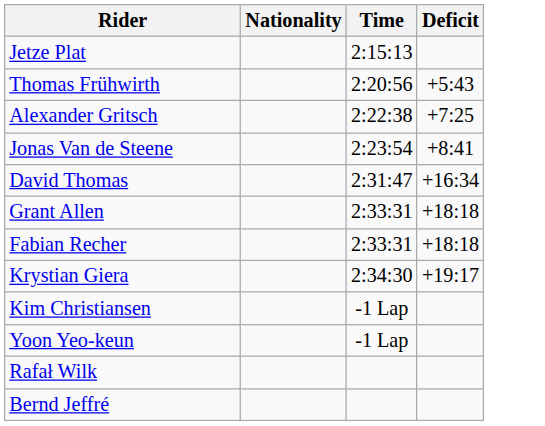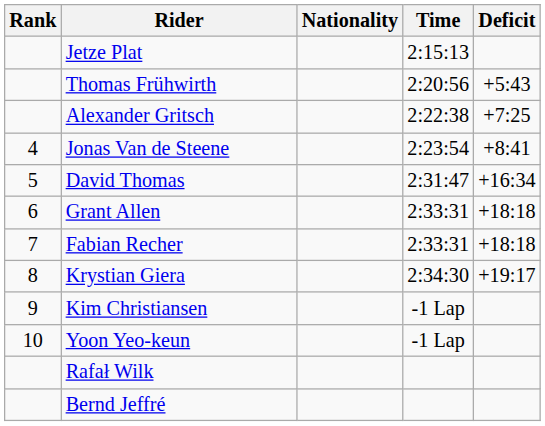+ column: (33, 20)
